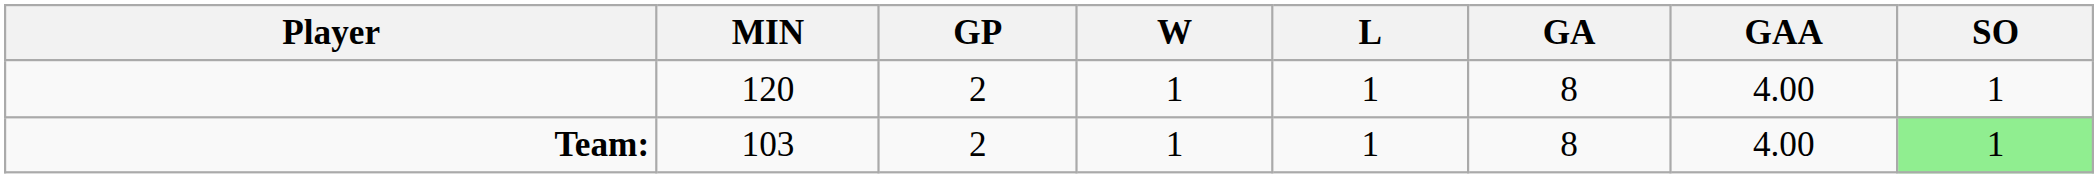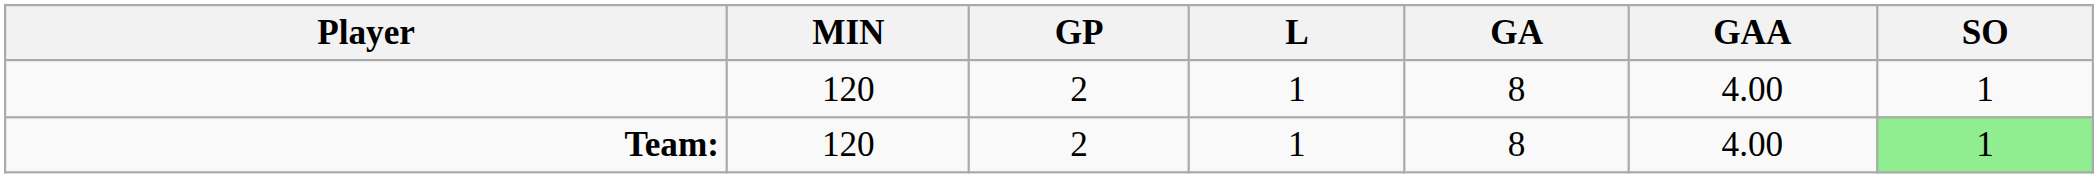- column: (1175, 32)
(768, 144) 103 -> (848, 144) 120
